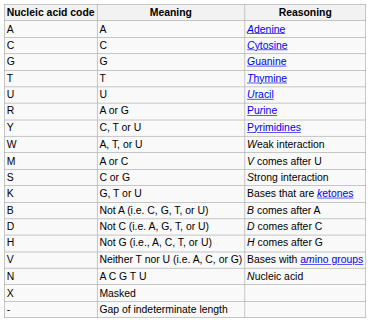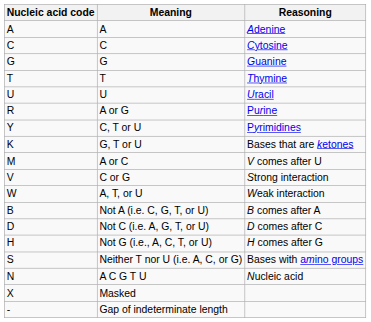rows swapped: (121, 194) <-> (121, 144)
(10, 177) S -> (10, 177) V
(10, 260) V -> (10, 260) S
